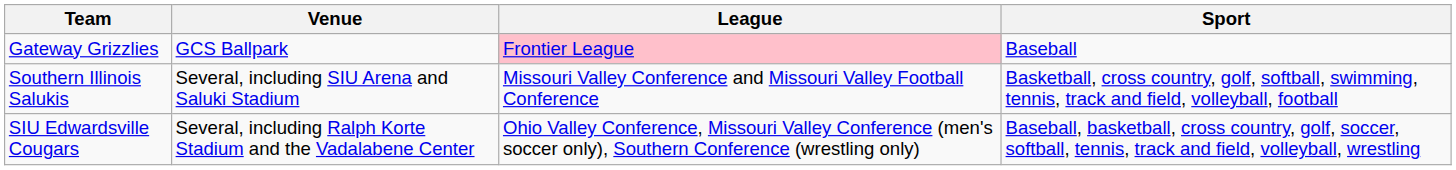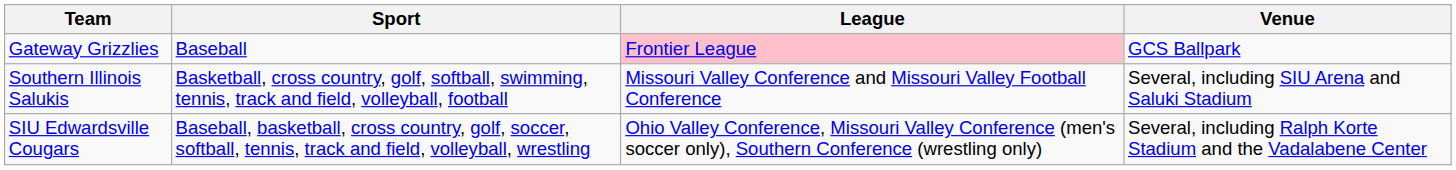columns swapped: (1226, 19) <-> (335, 19)
